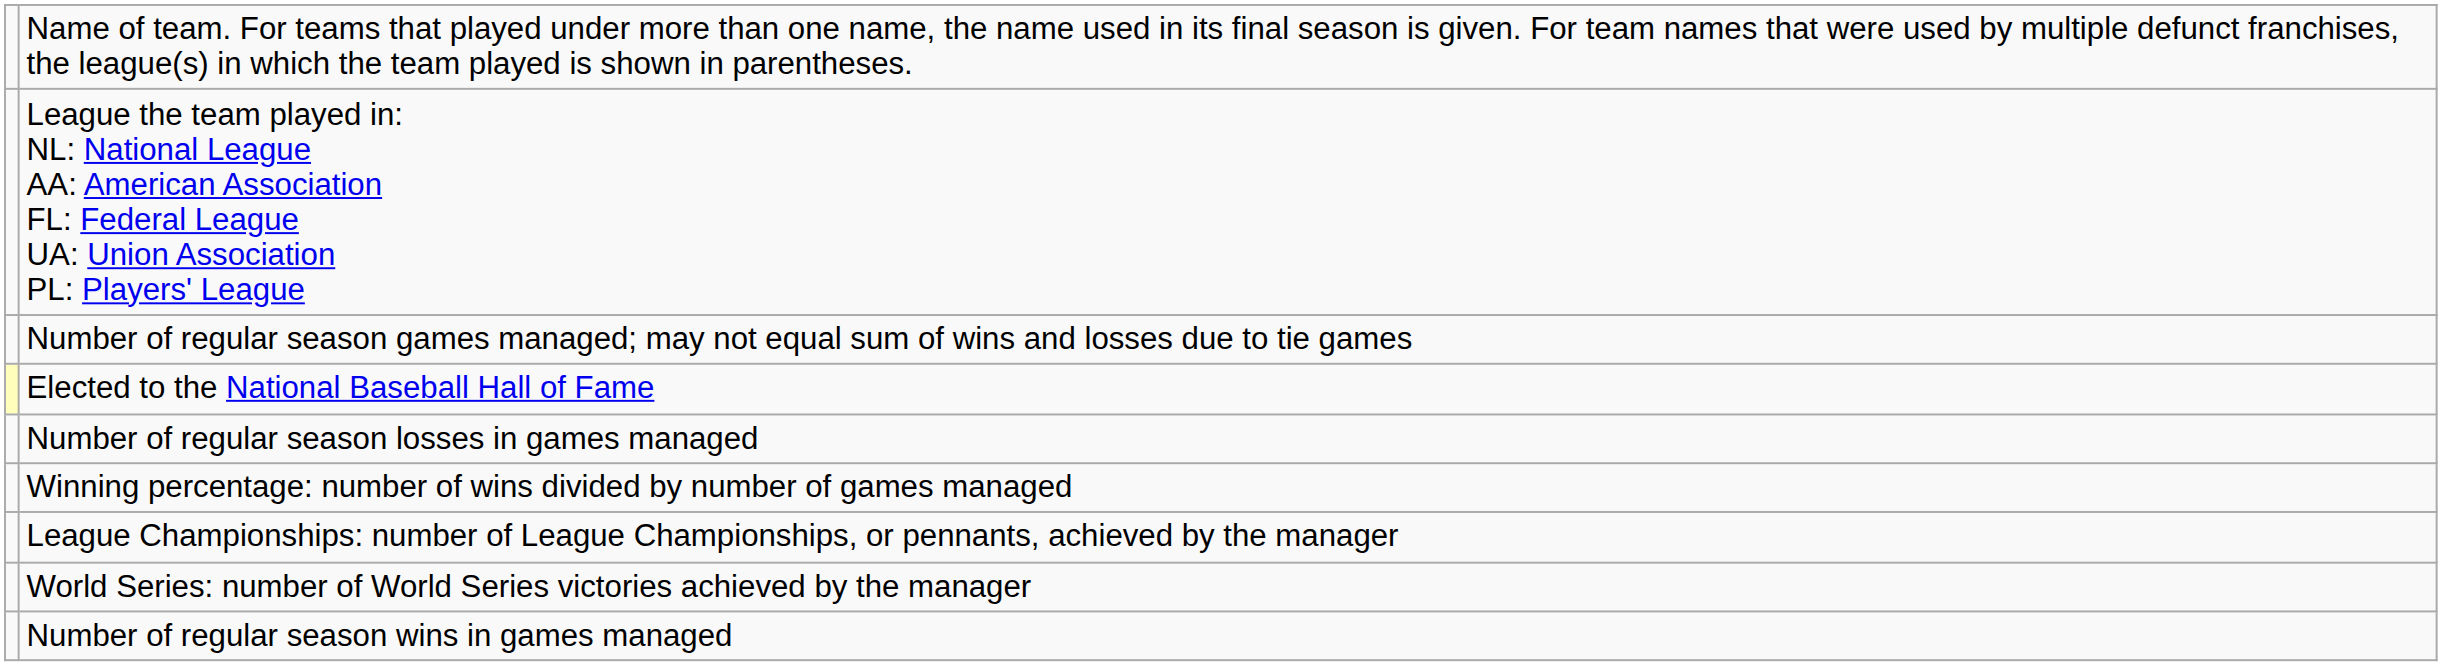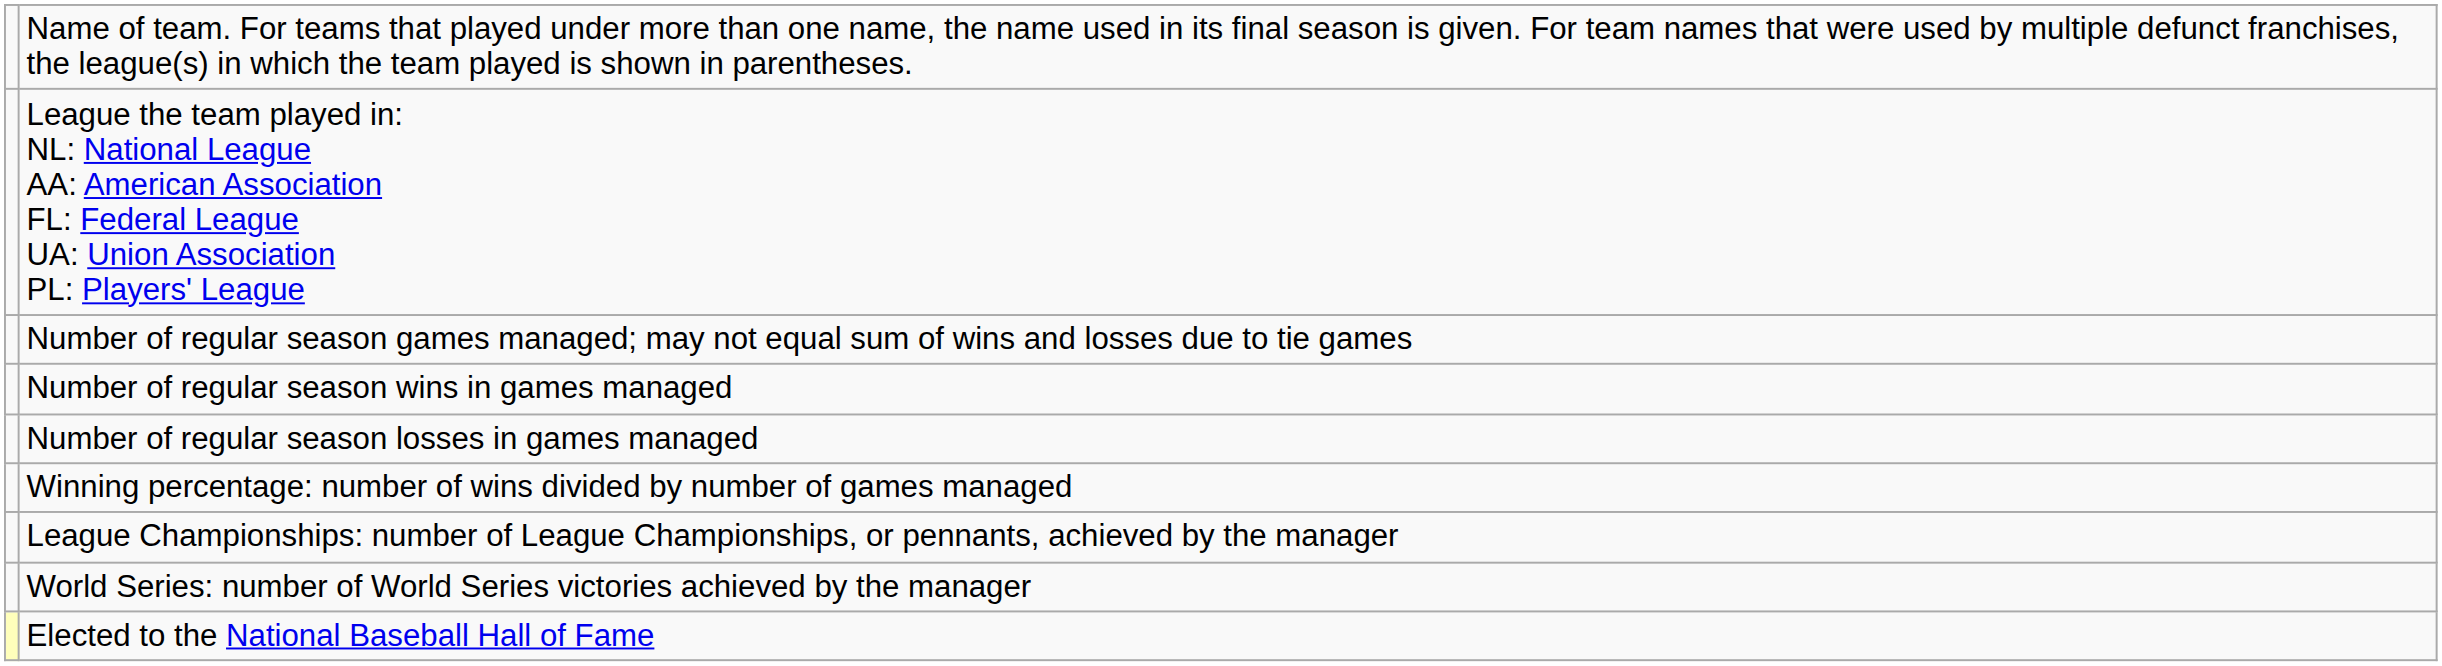rows swapped: (379, 635) <-> (340, 388)
